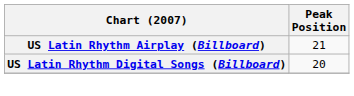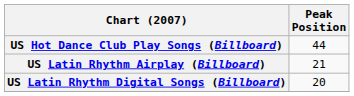+ row: (147, 45)
